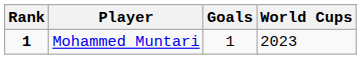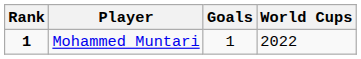(279, 42) 2023 -> (279, 42) 2022
